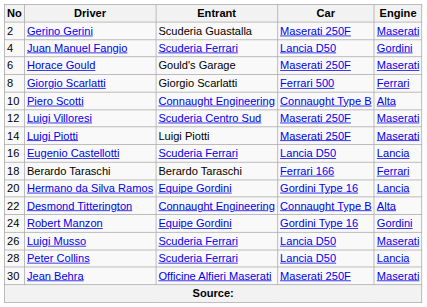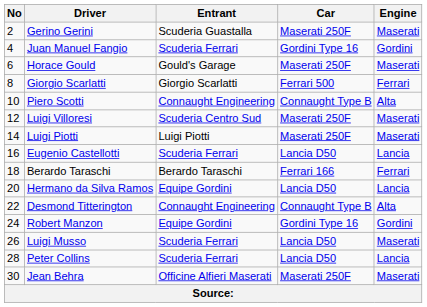(308, 49) Lancia D50 -> (319, 49) Gordini Type 16
(319, 189) Gordini Type 16 -> (308, 189) Lancia D50
